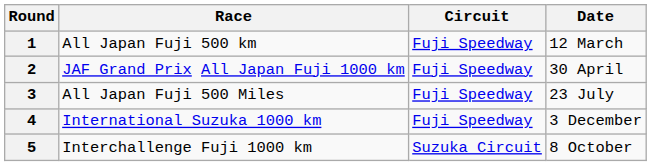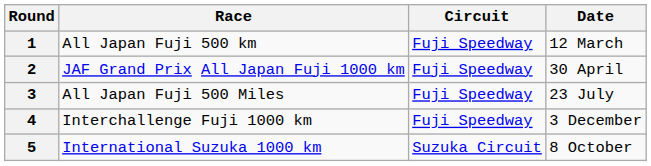(192, 121) International Suzuka 1000 km -> (187, 121) Interchallenge Fuji 1000 km
(187, 147) Interchallenge Fuji 1000 km -> (192, 147) International Suzuka 1000 km
